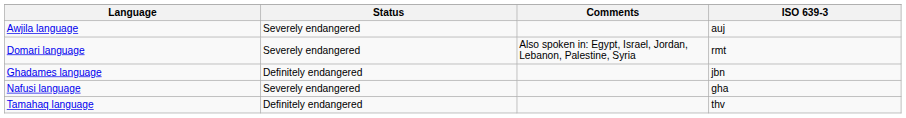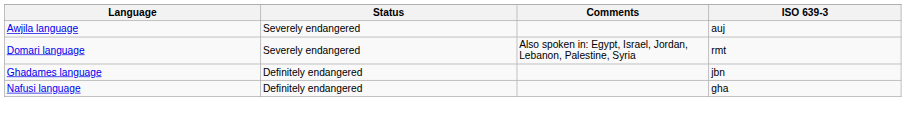(312, 88) Severely endangered -> (313, 88) Definitely endangered
- row: (50, 105)
